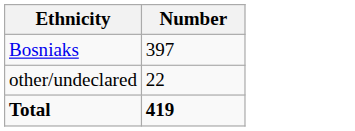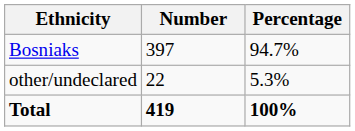+ column: (297, 19)
